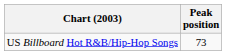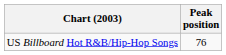(201, 42) 73 -> (201, 42) 76
